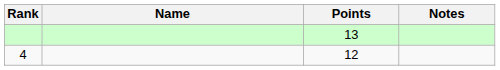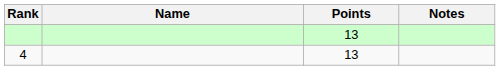(351, 55) 12 -> (351, 55) 13
